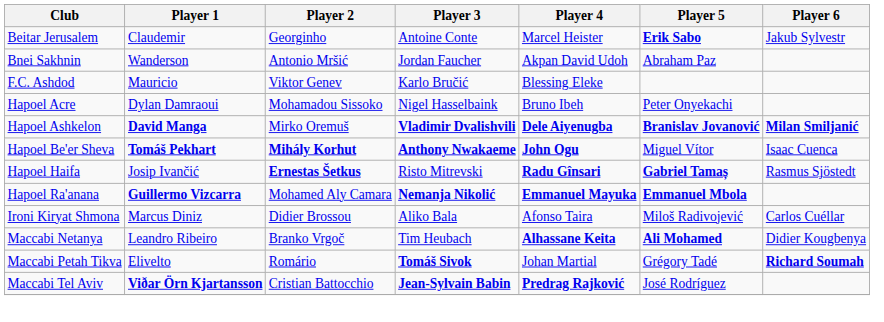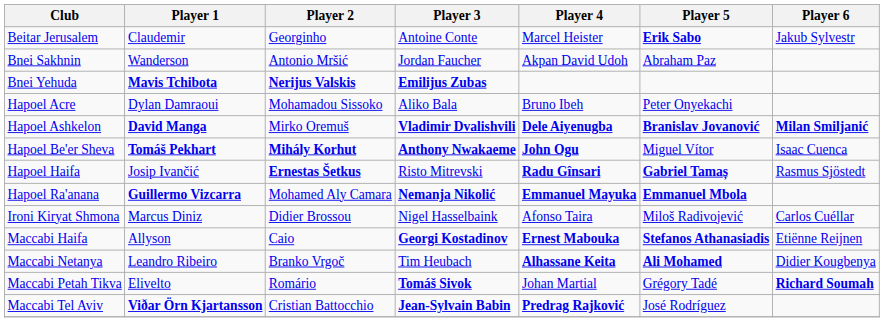+ row: (42, 82)
- row: (41, 82)
(448, 105) Nigel Hasselbaink -> (428, 105) Aliko Bala
(428, 216) Aliko Bala -> (448, 216) Nigel Hasselbaink
+ row: (48, 238)
